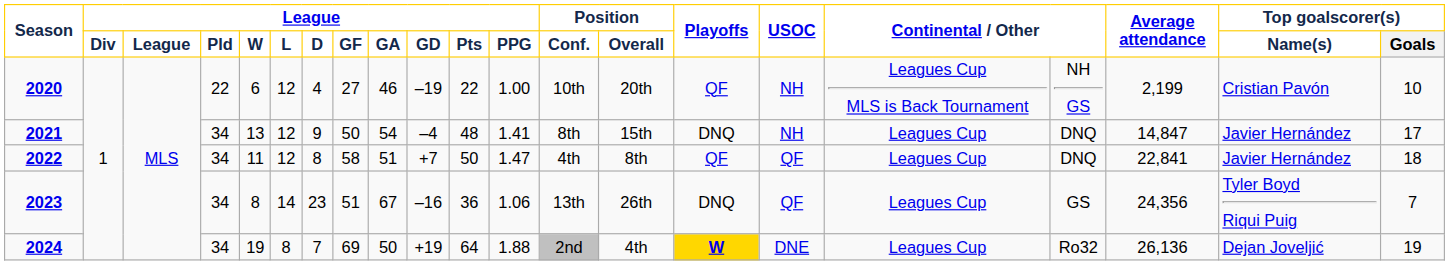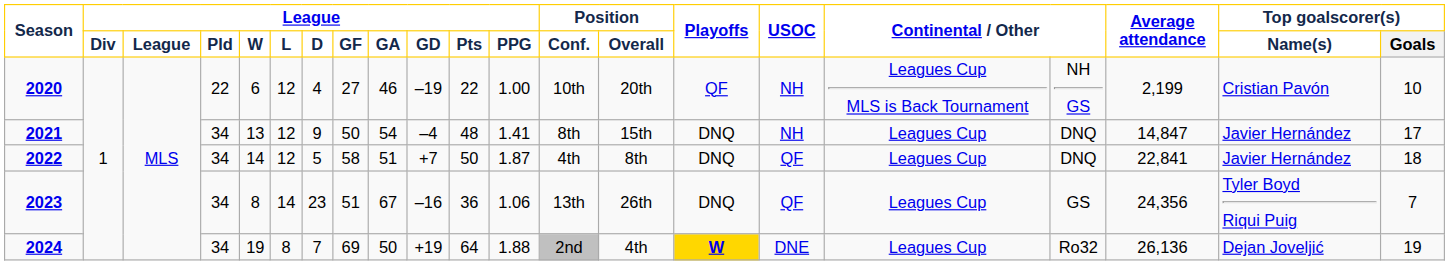(255, 159) 11 -> (255, 159) 14
(317, 159) 8 -> (317, 159) 5
(514, 159) 1.47 -> (514, 159) 1.87
(716, 159) QF -> (716, 159) DNQ
